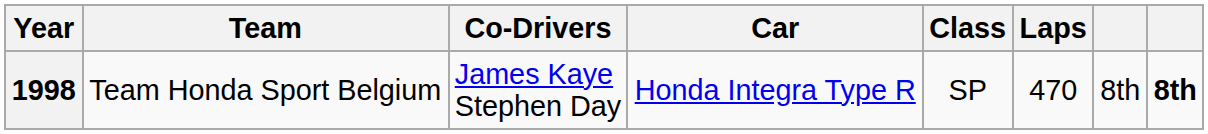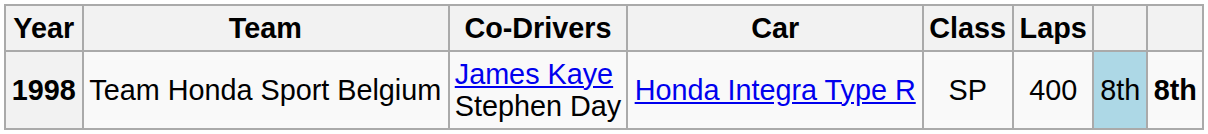(1053, 90) 470 -> (1053, 90) 400
(1120, 90) no background -> (1120, 90) lightblue background
